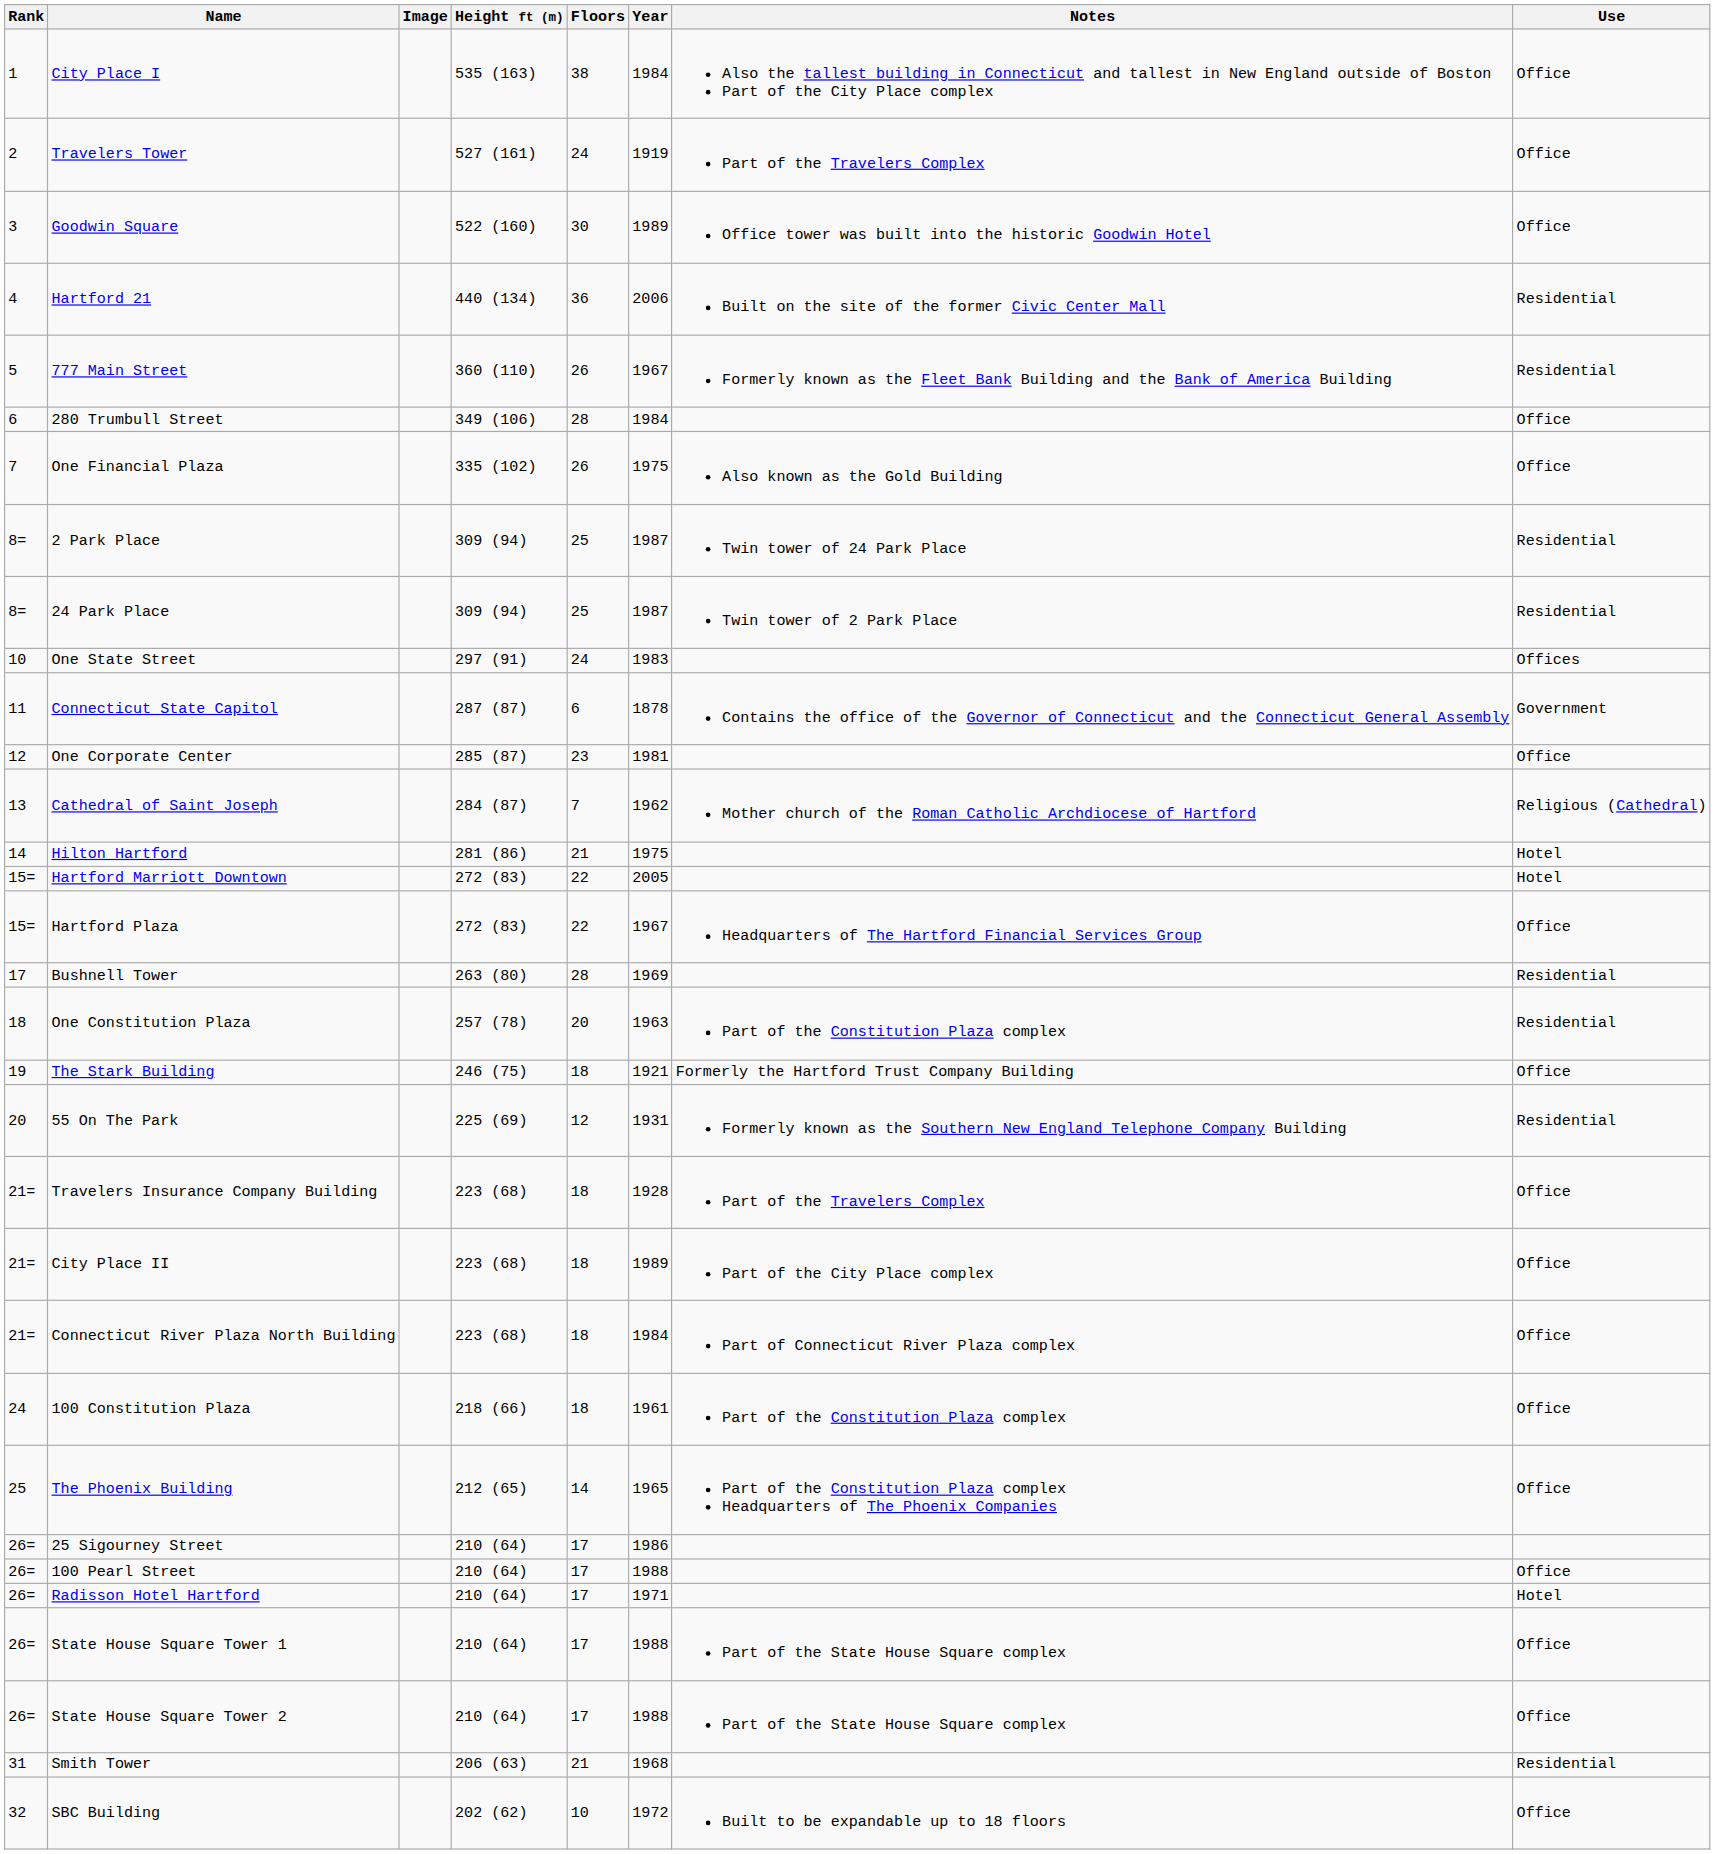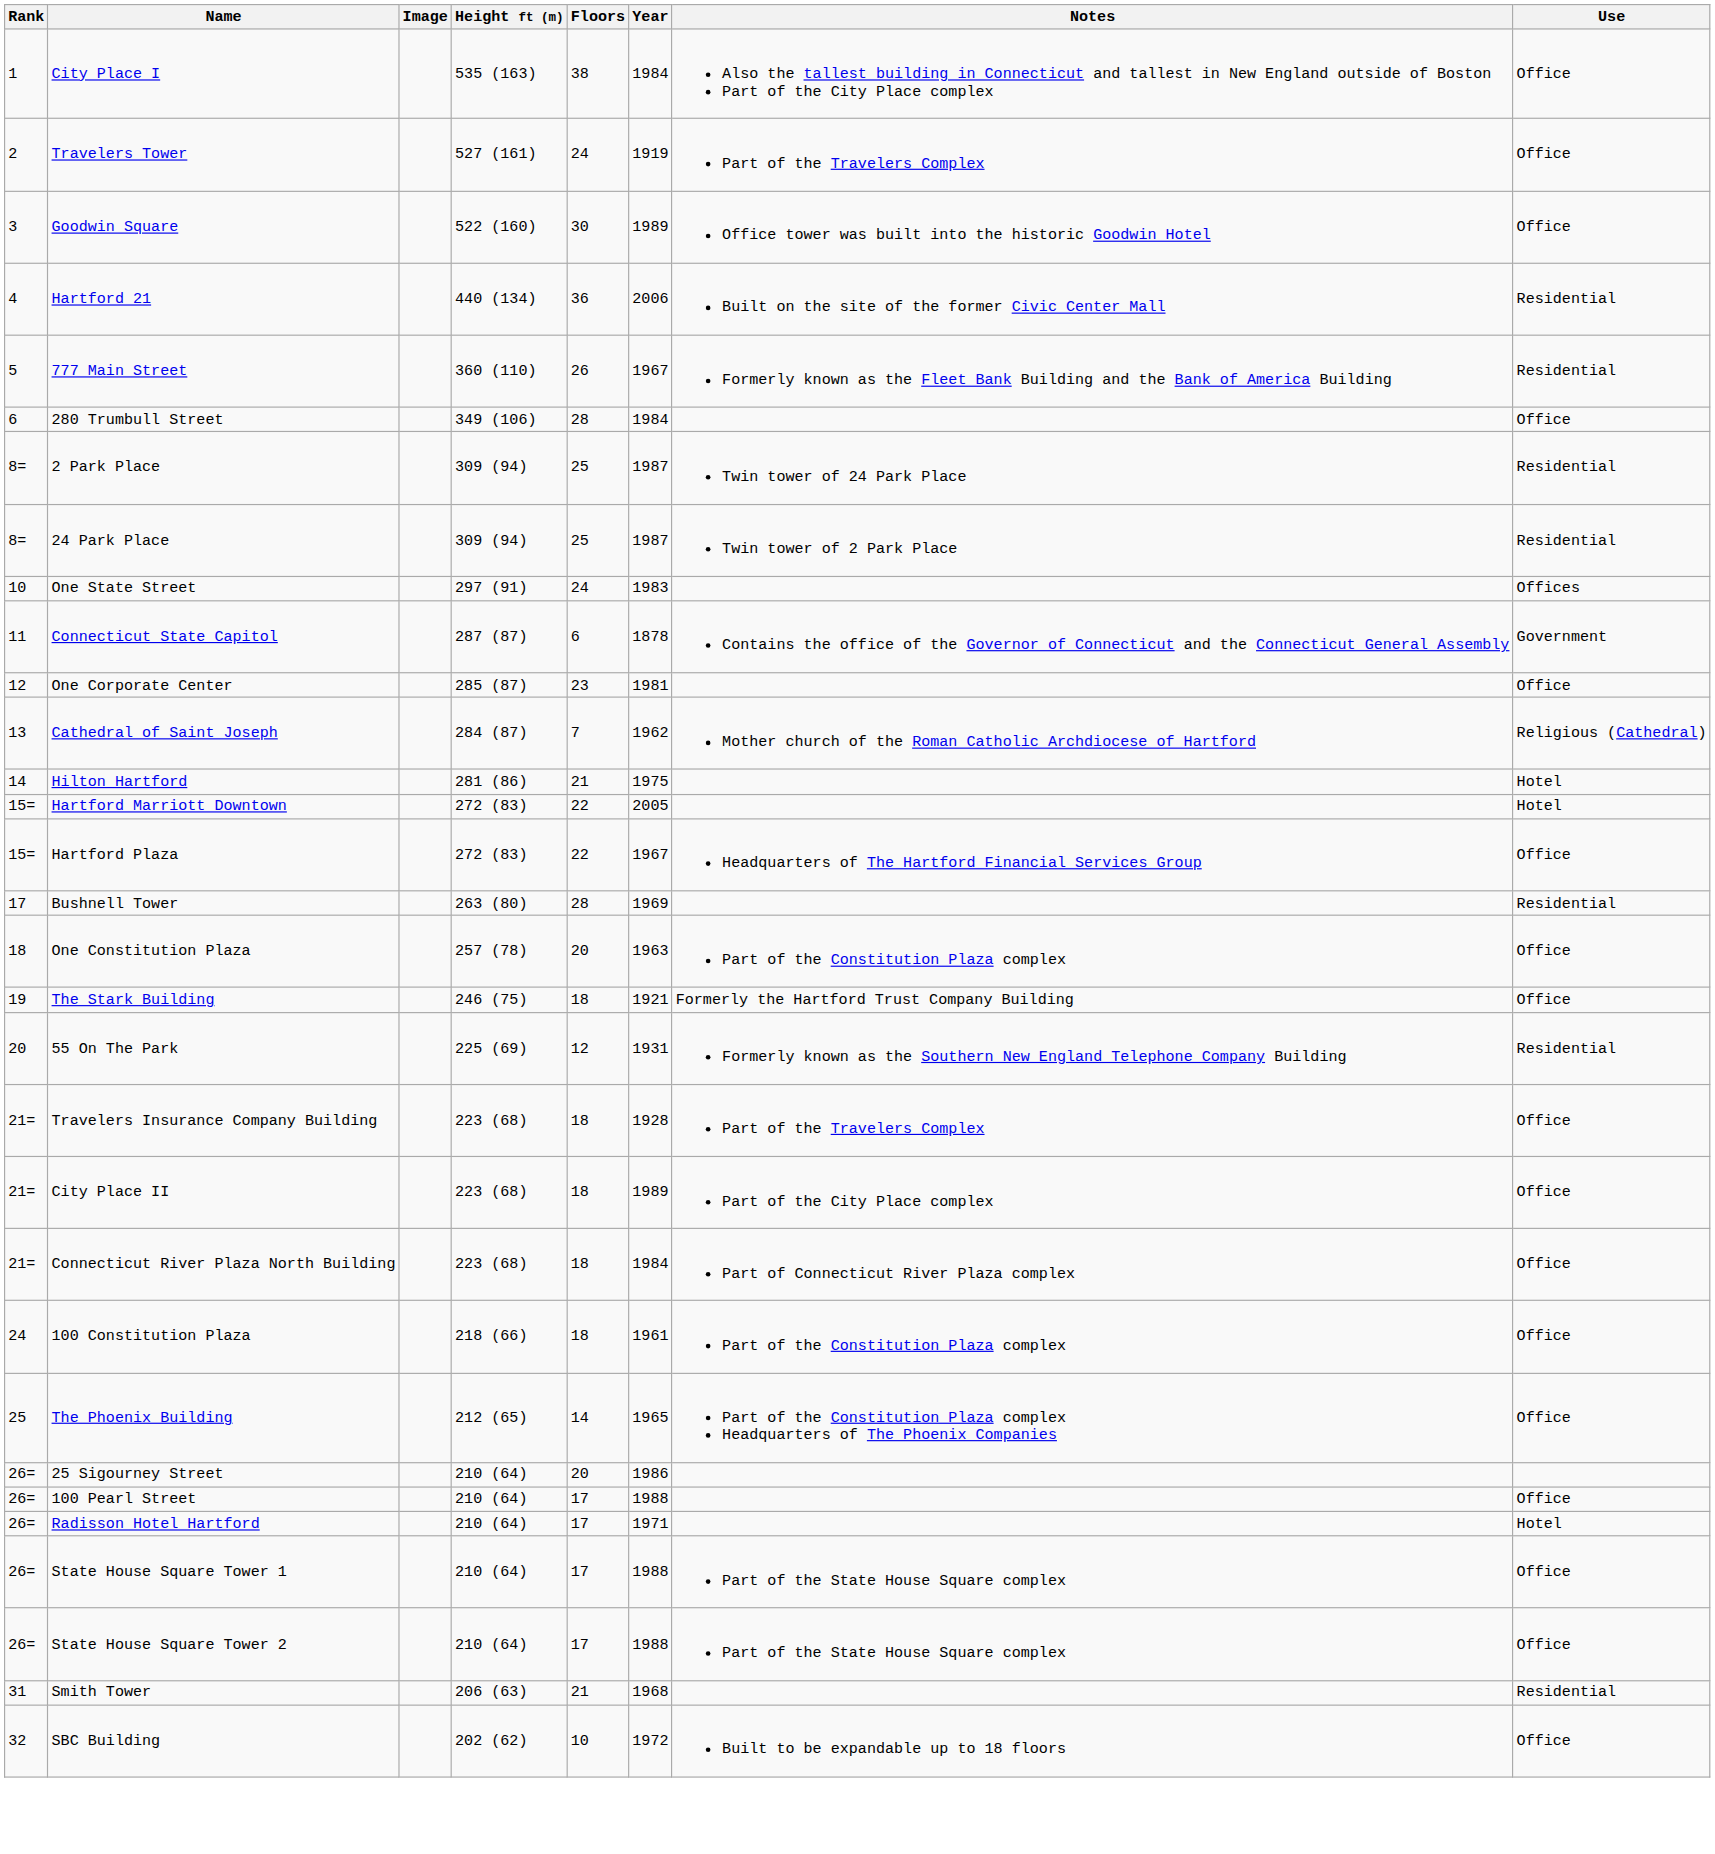- row: (138, 468)
(1566, 1024) Residential -> (1544, 951) Office
(580, 1547) 17 -> (580, 1475) 20
